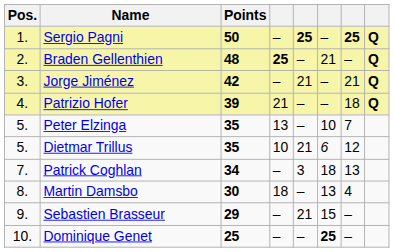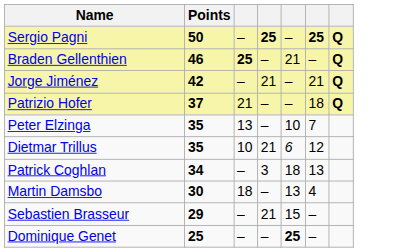- column: (22, 15)
(232, 59) 48 -> (196, 59) 46
(232, 103) 39 -> (196, 103) 37
